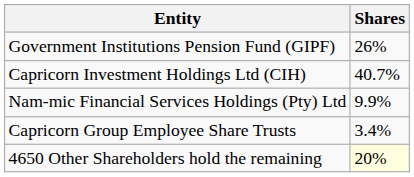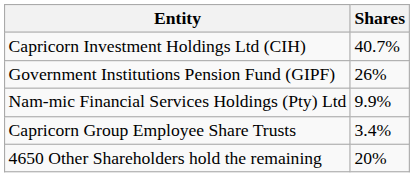rows swapped: (157, 74) <-> (172, 46)
(371, 158) lightyellow background -> (371, 158) no background
